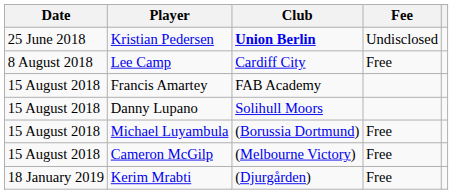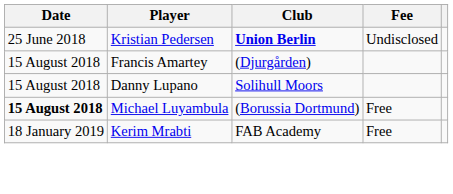- row: (141, 62)
(278, 85) FAB Academy -> (273, 62) (Djurgården)
(54, 131) normal -> (55, 108) bold
- row: (162, 154)
(273, 177) (Djurgården) -> (278, 131) FAB Academy
